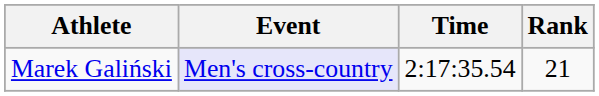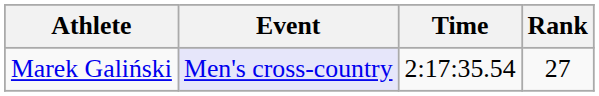(558, 68) 21 -> (558, 68) 27
